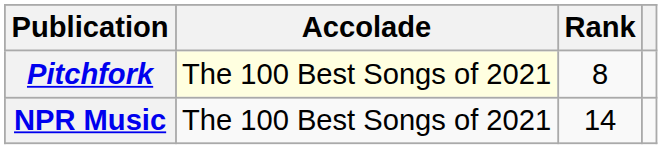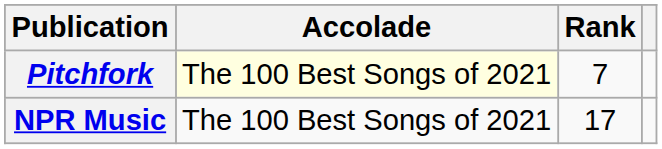(600, 73) 8 -> (600, 73) 7
(600, 119) 14 -> (600, 119) 17
